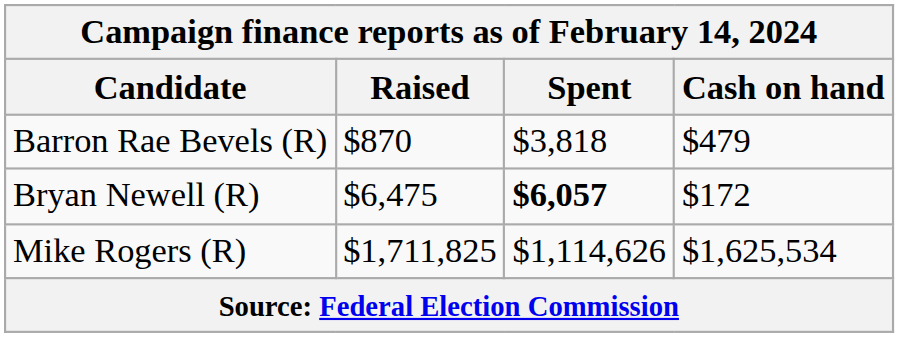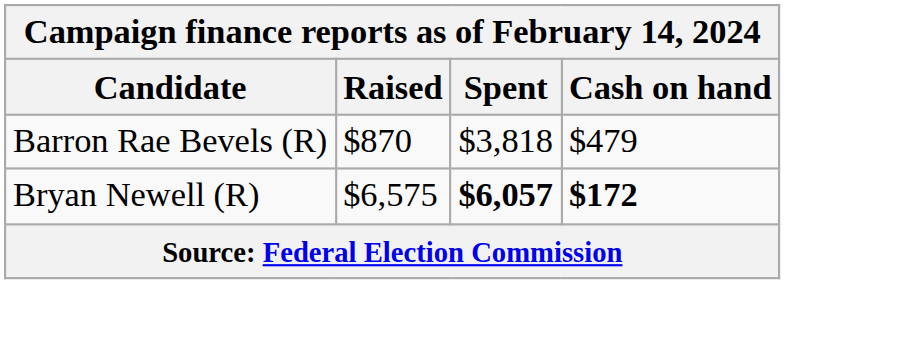(390, 195) $6,475 -> (390, 195) $6,575
(716, 195) normal -> (603, 195) bold
- row: (130, 250)
